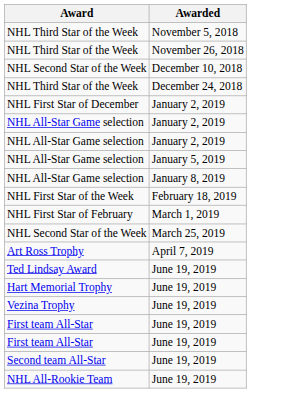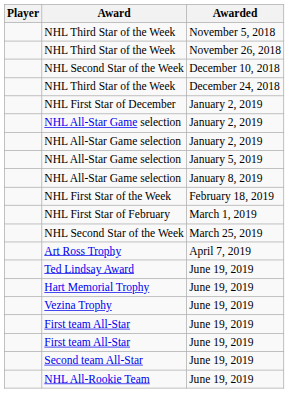+ column: (23, 13)
